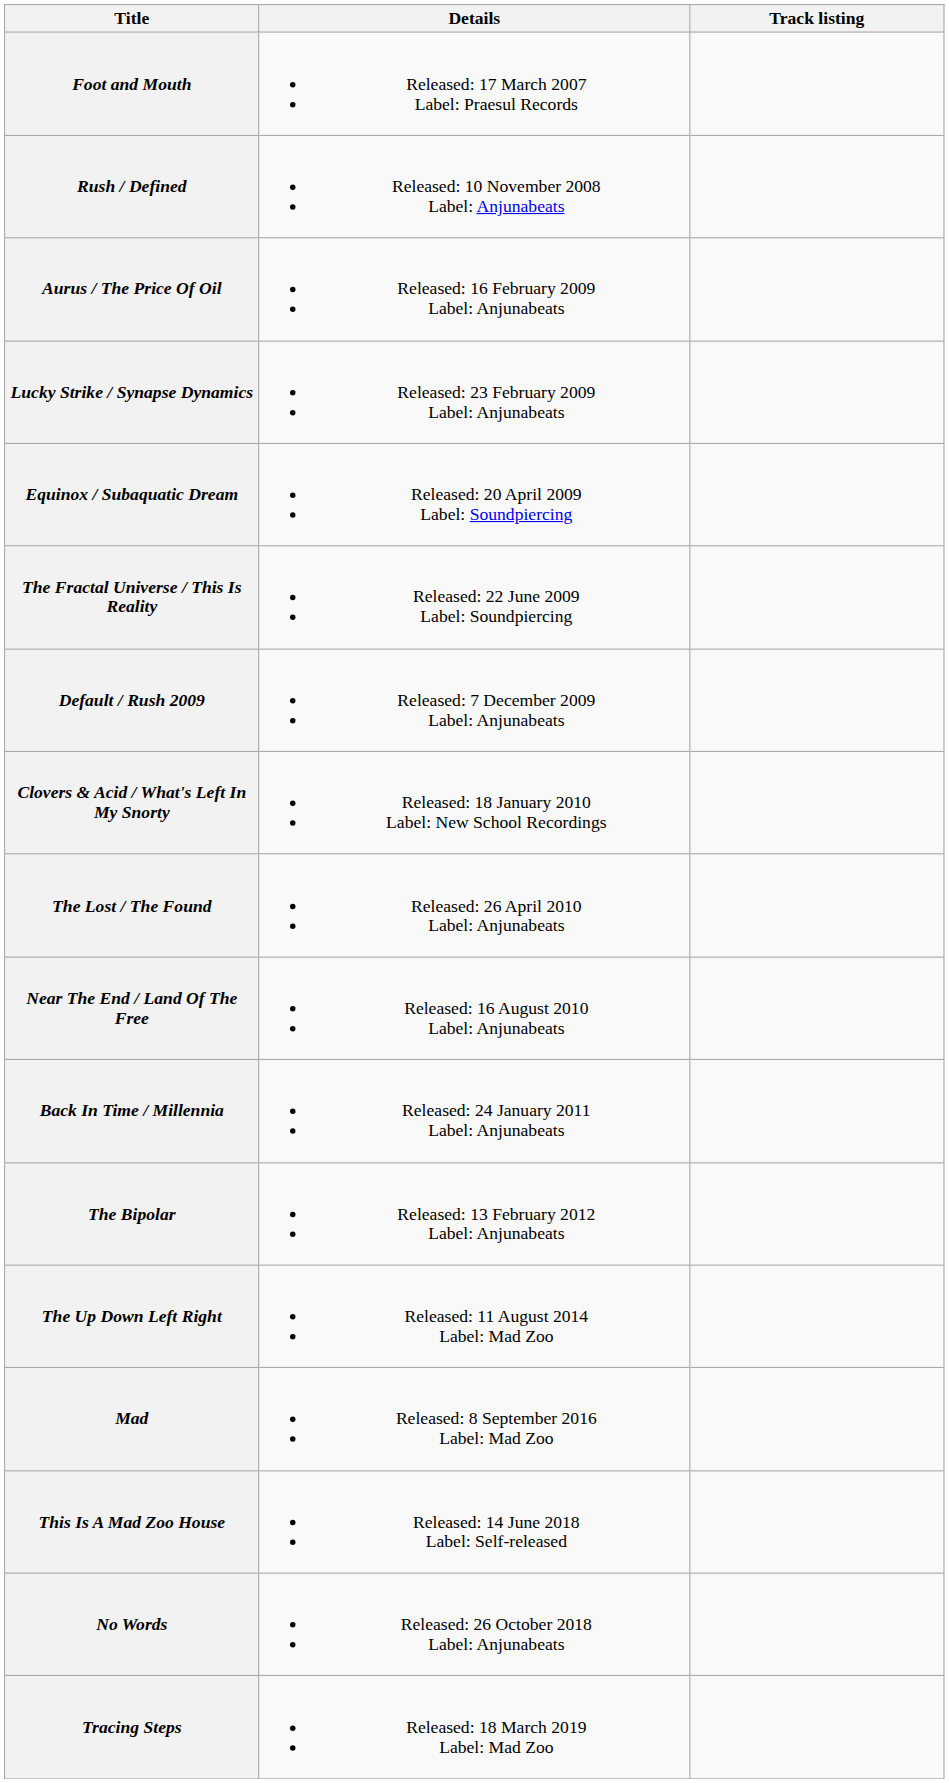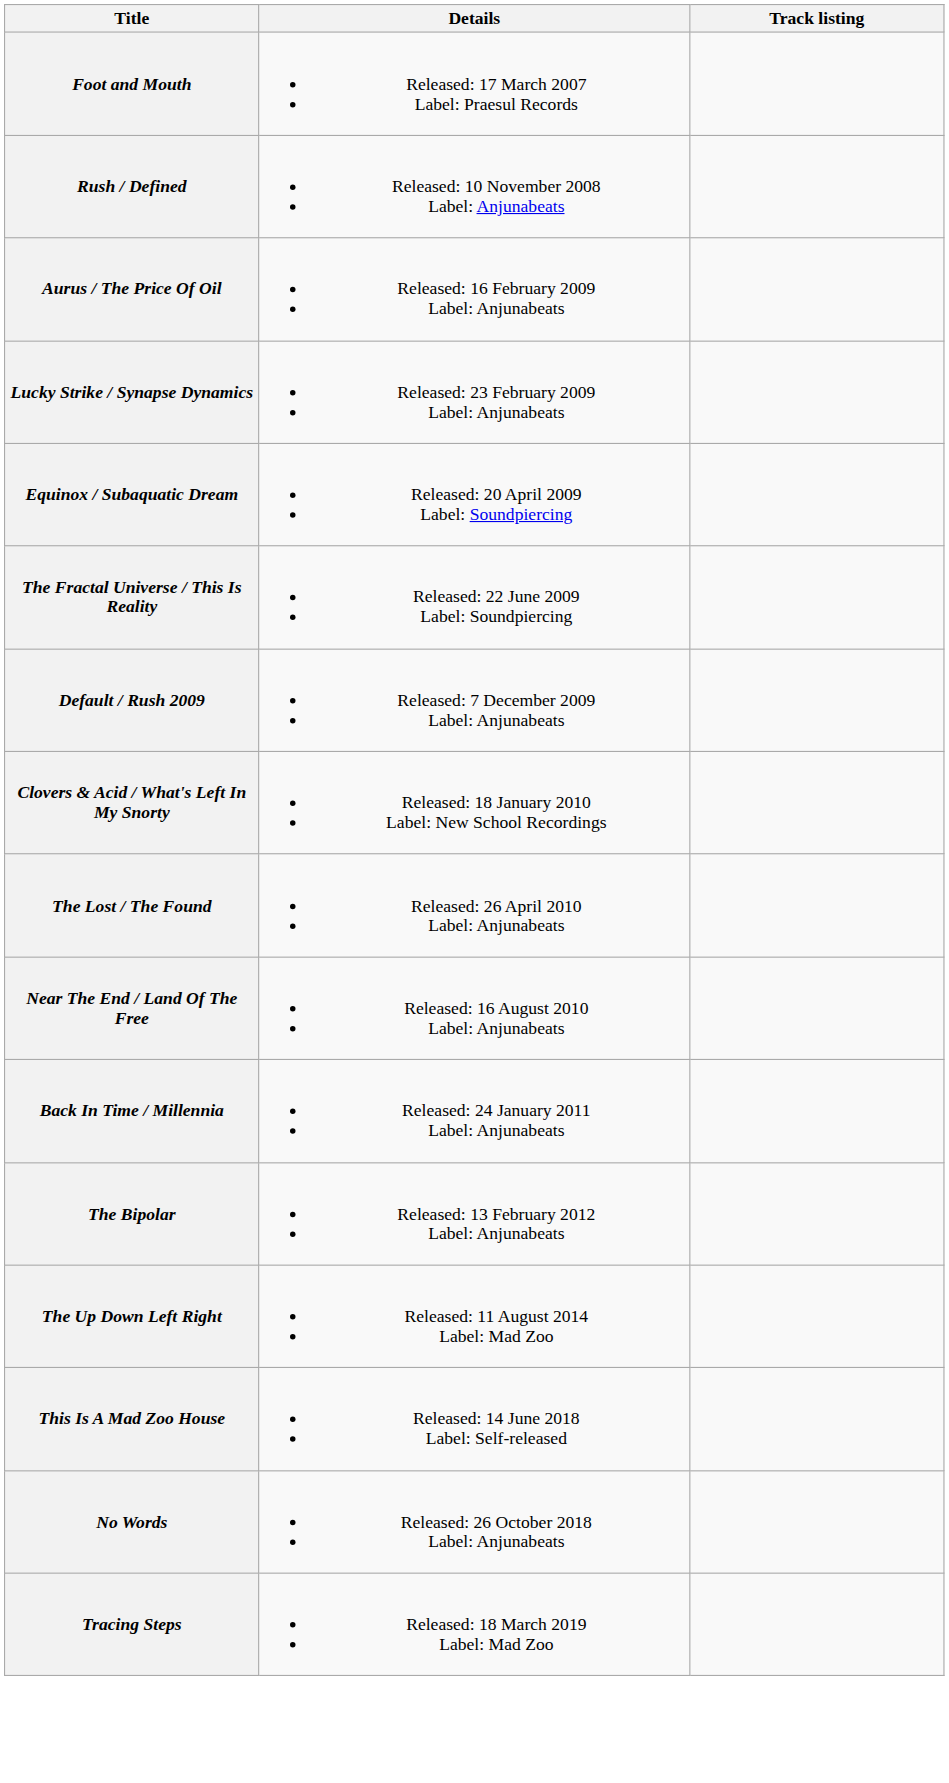- row: (132, 1419)
